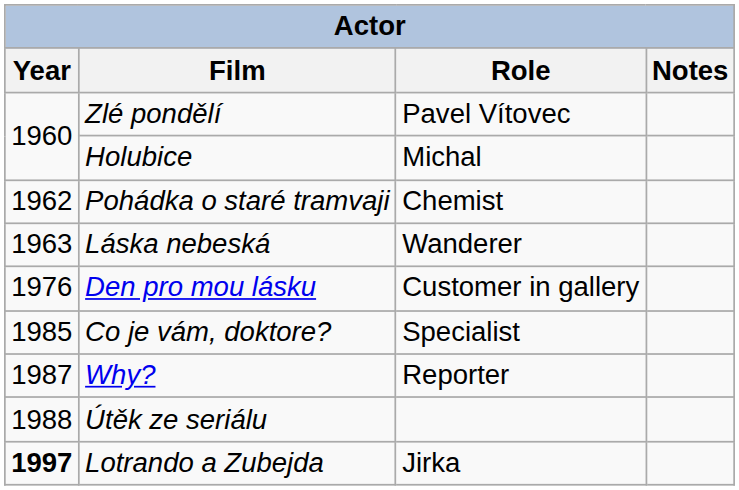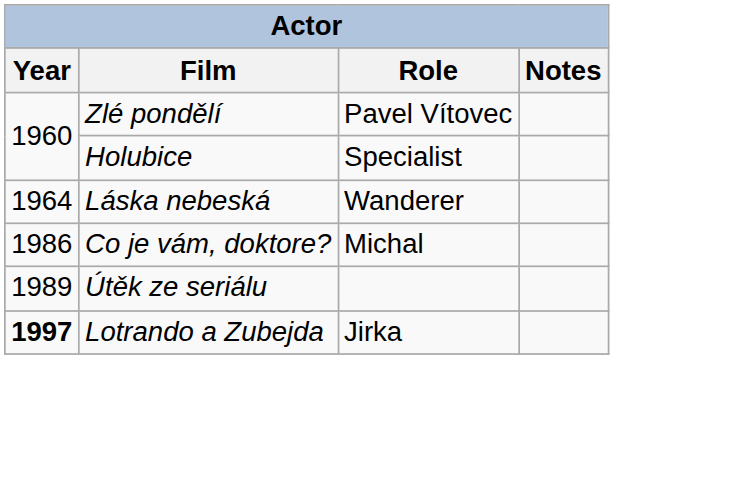(442, 157) Michal -> (403, 157) Specialist
- row: (237, 200)
(42, 244) 1963 -> (42, 200) 1964
- row: (201, 288)
(42, 331) 1985 -> (42, 244) 1986
(461, 331) Specialist -> (384, 244) Michal
- row: (120, 375)
(42, 419) 1988 -> (42, 288) 1989
